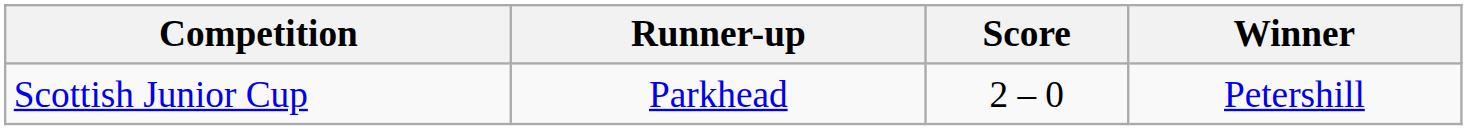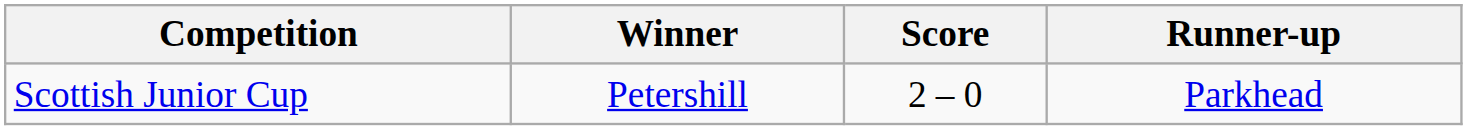columns swapped: (1294, 34) <-> (718, 34)
